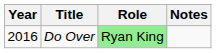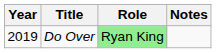(23, 36) 2016 -> (23, 36) 2019
